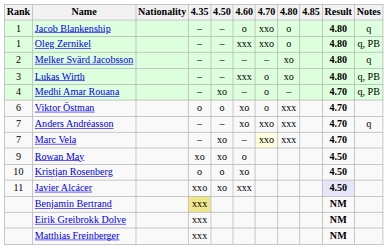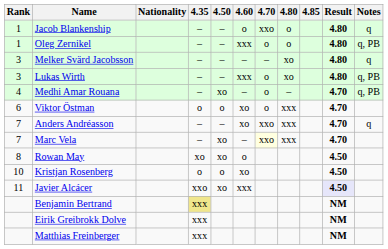(267, 44) xxo -> (267, 44) o
(18, 60) 2 -> (18, 60) 3
(18, 156) 9 -> (18, 156) 8
